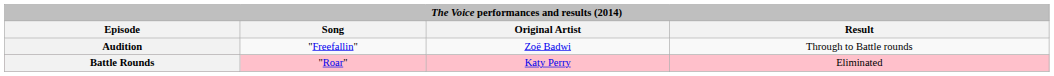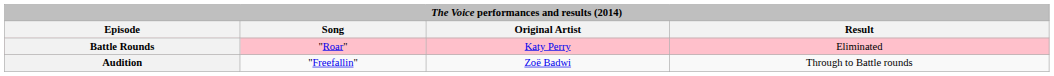rows swapped: (122, 46) <-> (122, 63)
